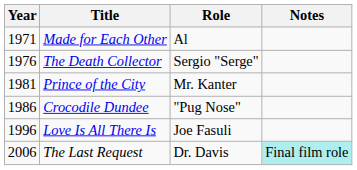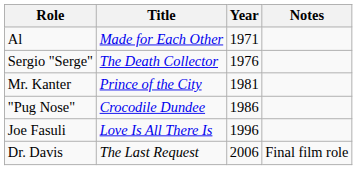columns swapped: (22, 15) <-> (216, 15)
(307, 152) paleturquoise background -> (307, 152) no background
